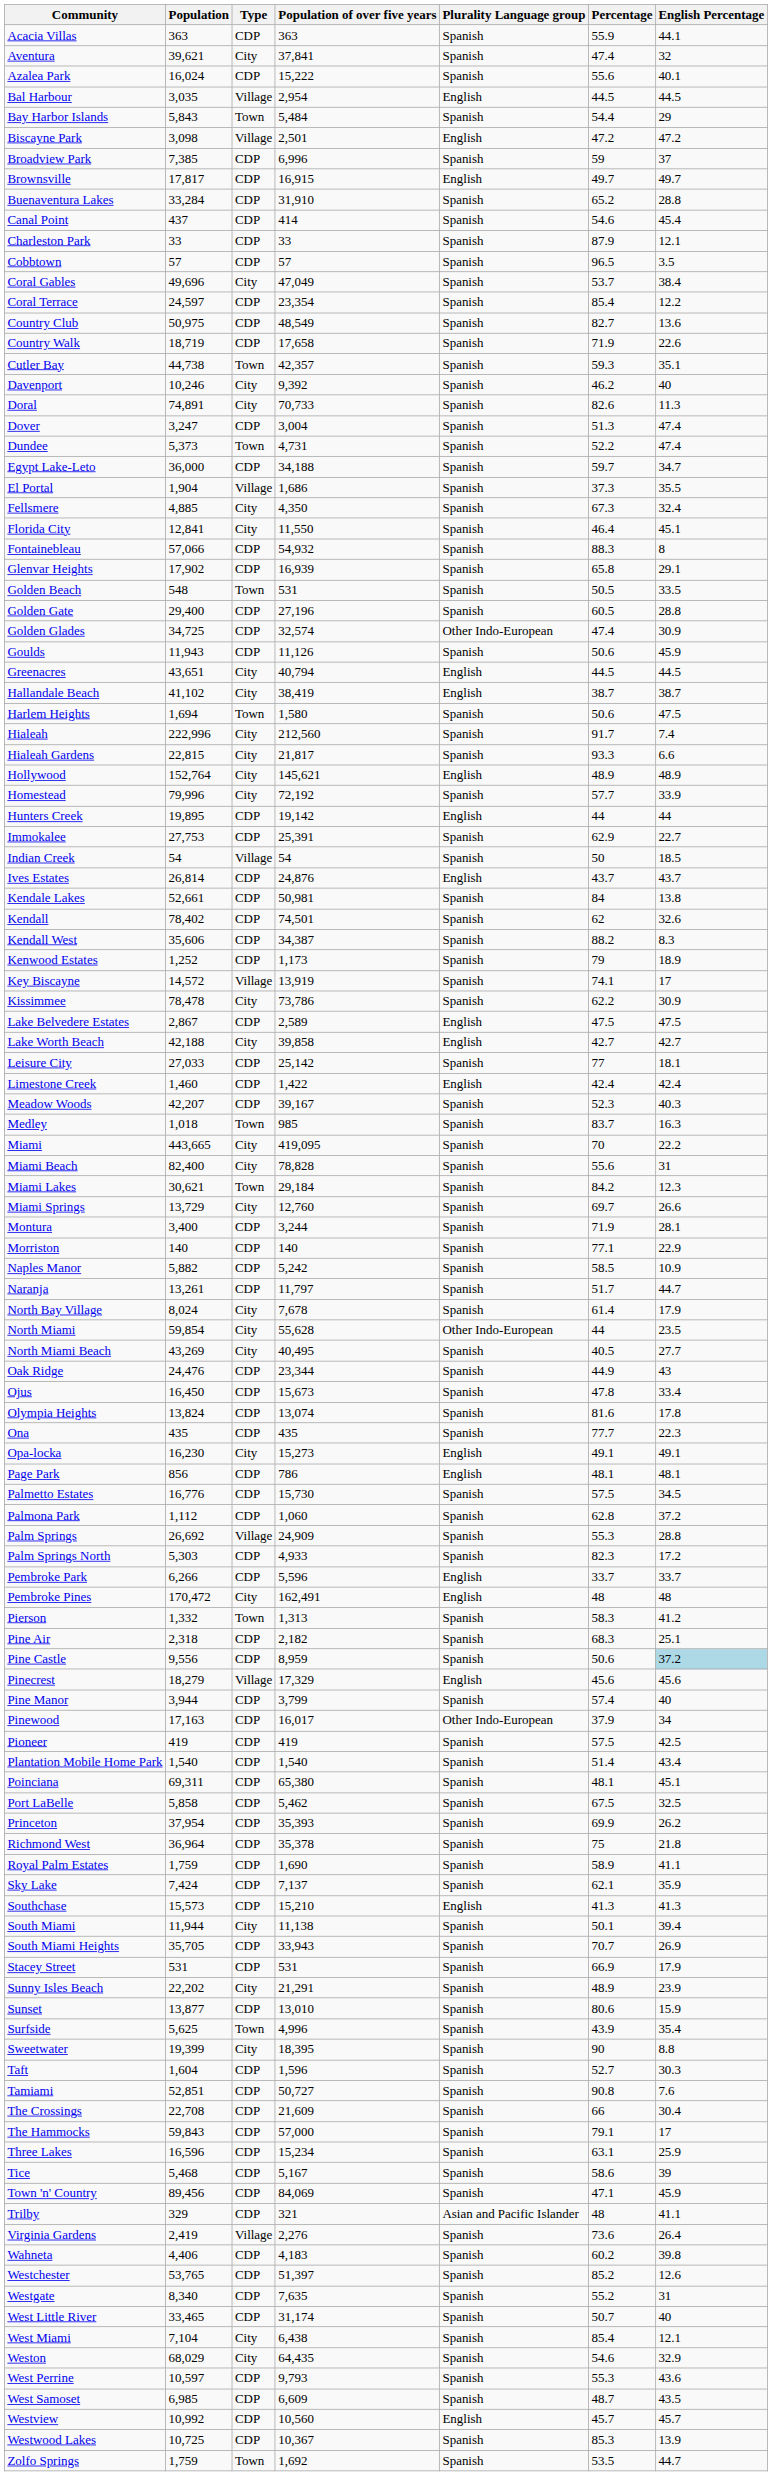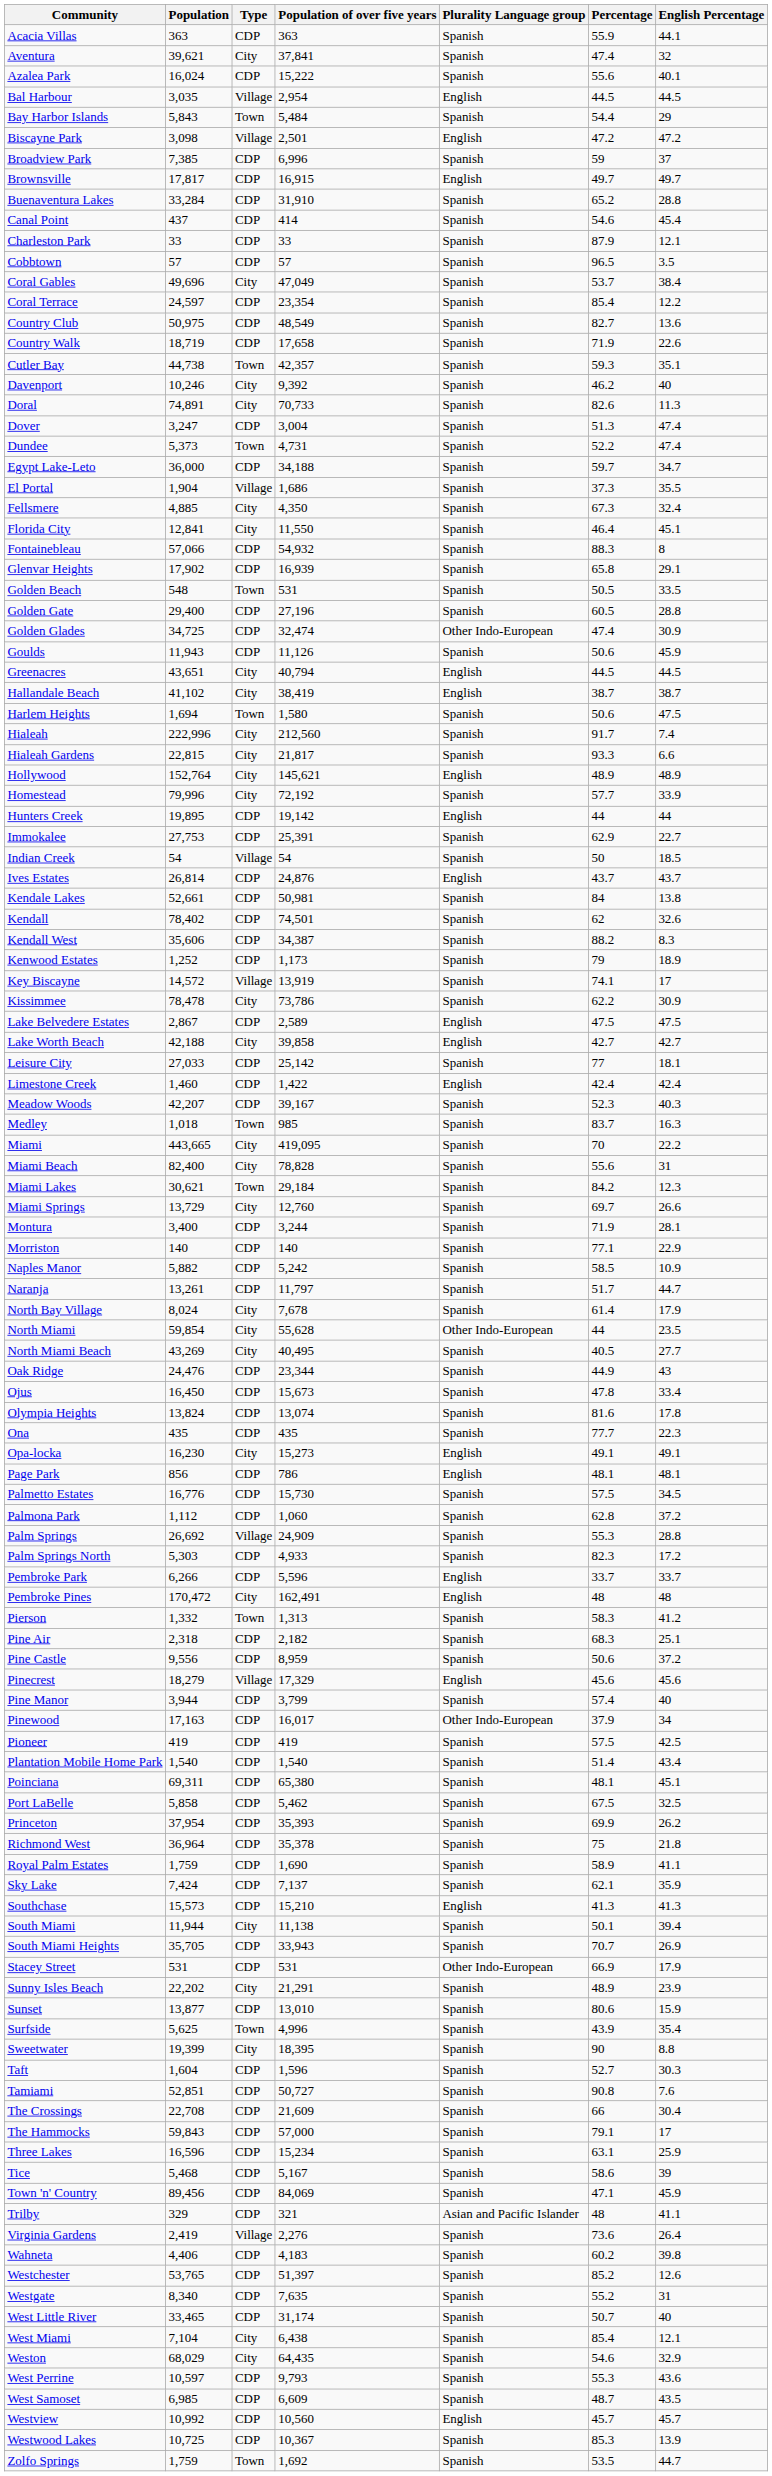(296, 631) 32,574 -> (296, 631) 32,474
(670, 1659) lightblue background -> (670, 1659) no background
(463, 1967) Spanish -> (498, 1967) Other Indo-European
